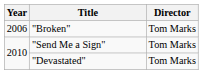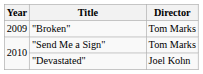(17, 28) 2006 -> (17, 28) 2009
(172, 61) Tom Marks -> (170, 61) Joel Kohn
